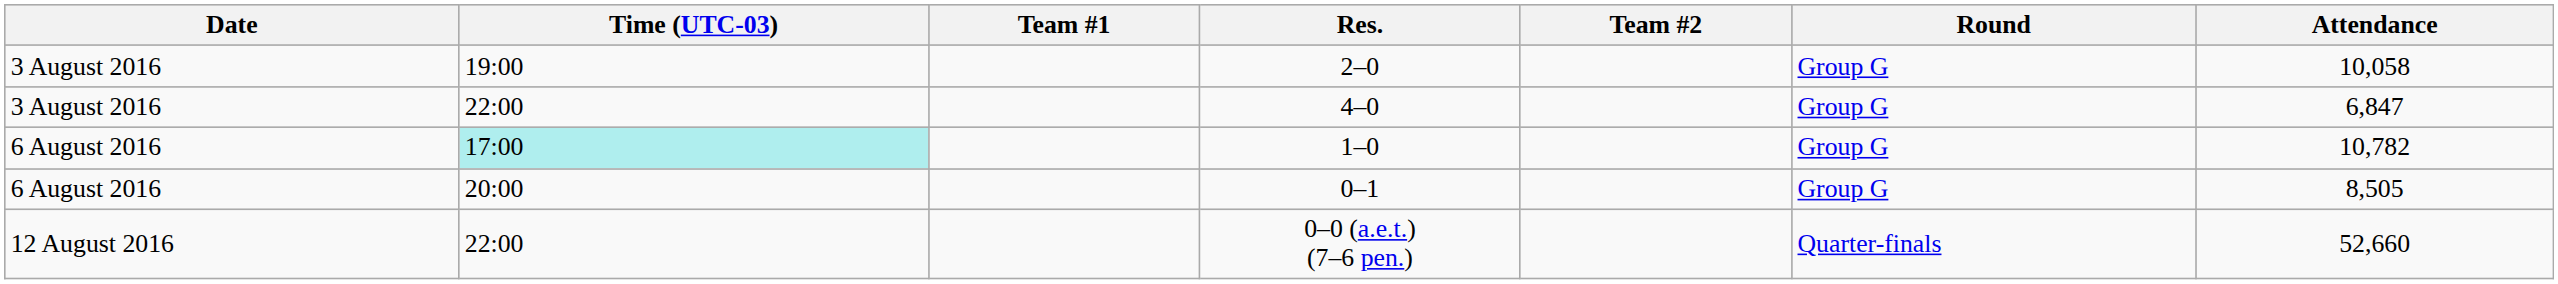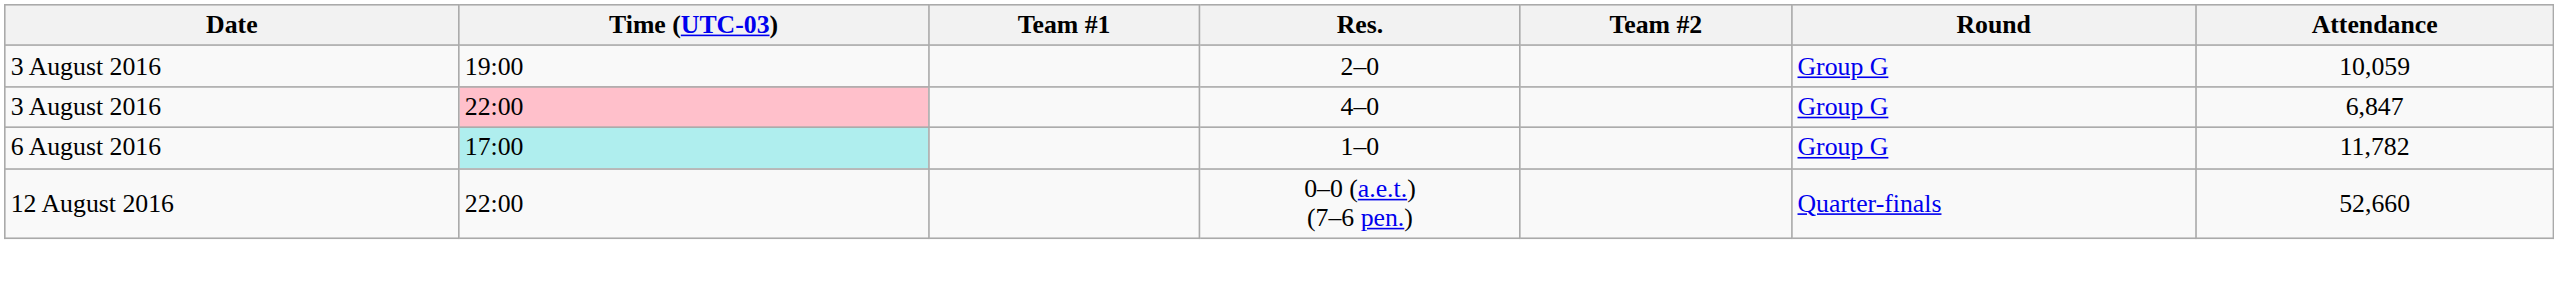(2375, 65) 10,058 -> (2375, 65) 10,059
(494, 106) no background -> (494, 106) pink background
(2375, 147) 10,782 -> (2375, 147) 11,782
- row: (1360, 188)
